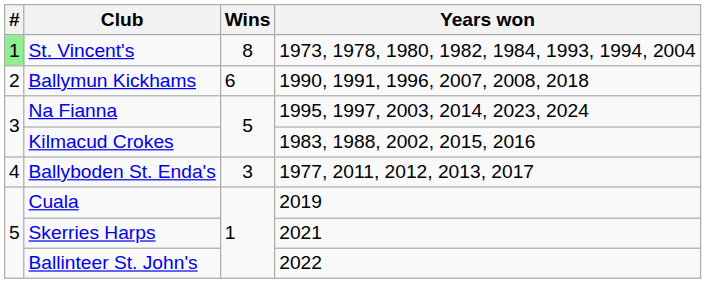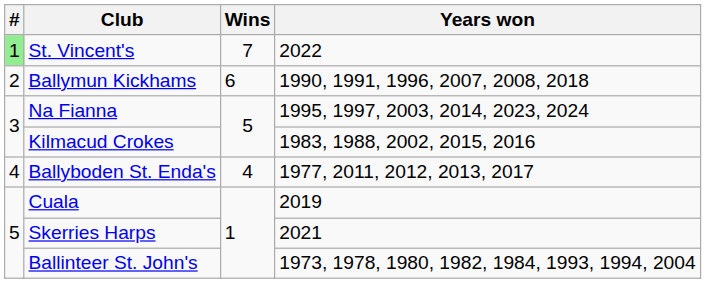(248, 50) 8 -> (248, 50) 7
(487, 50) 1973, 1978, 1980, 1982, 1984, 1993, 1994, 2004 -> (301, 50) 2022
(248, 171) 3 -> (248, 171) 4
(301, 263) 2022 -> (487, 263) 1973, 1978, 1980, 1982, 1984, 1993, 1994, 2004
